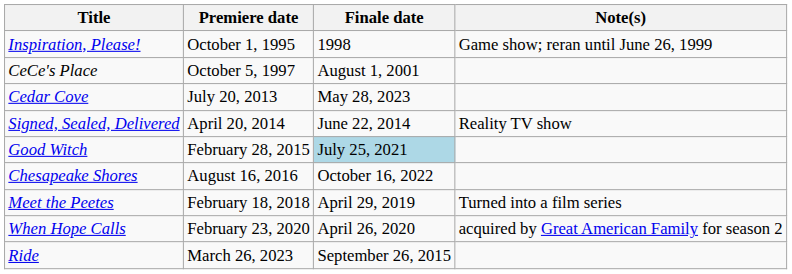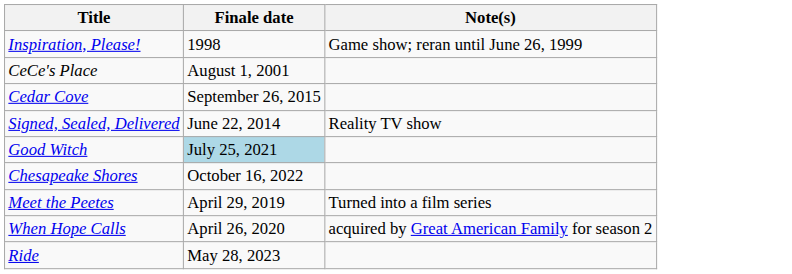- column: (249, 17)
(364, 96) May 28, 2023 -> (254, 96) September 26, 2015
(384, 255) September 26, 2015 -> (234, 255) May 28, 2023
